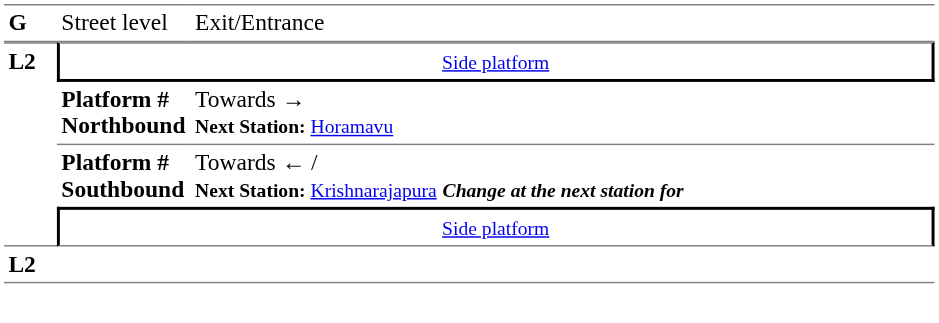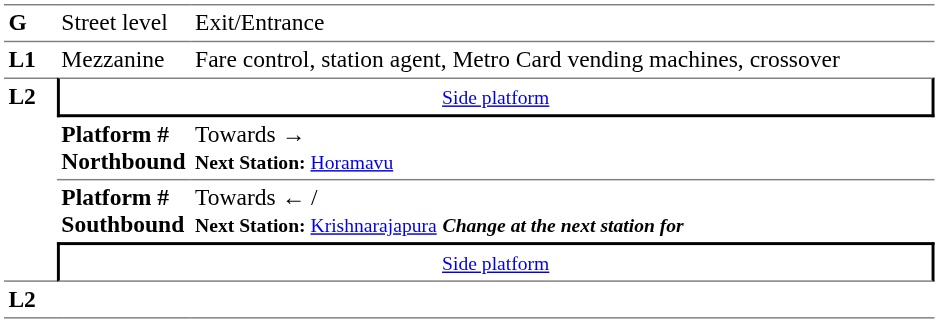+ row: (113, 59)
